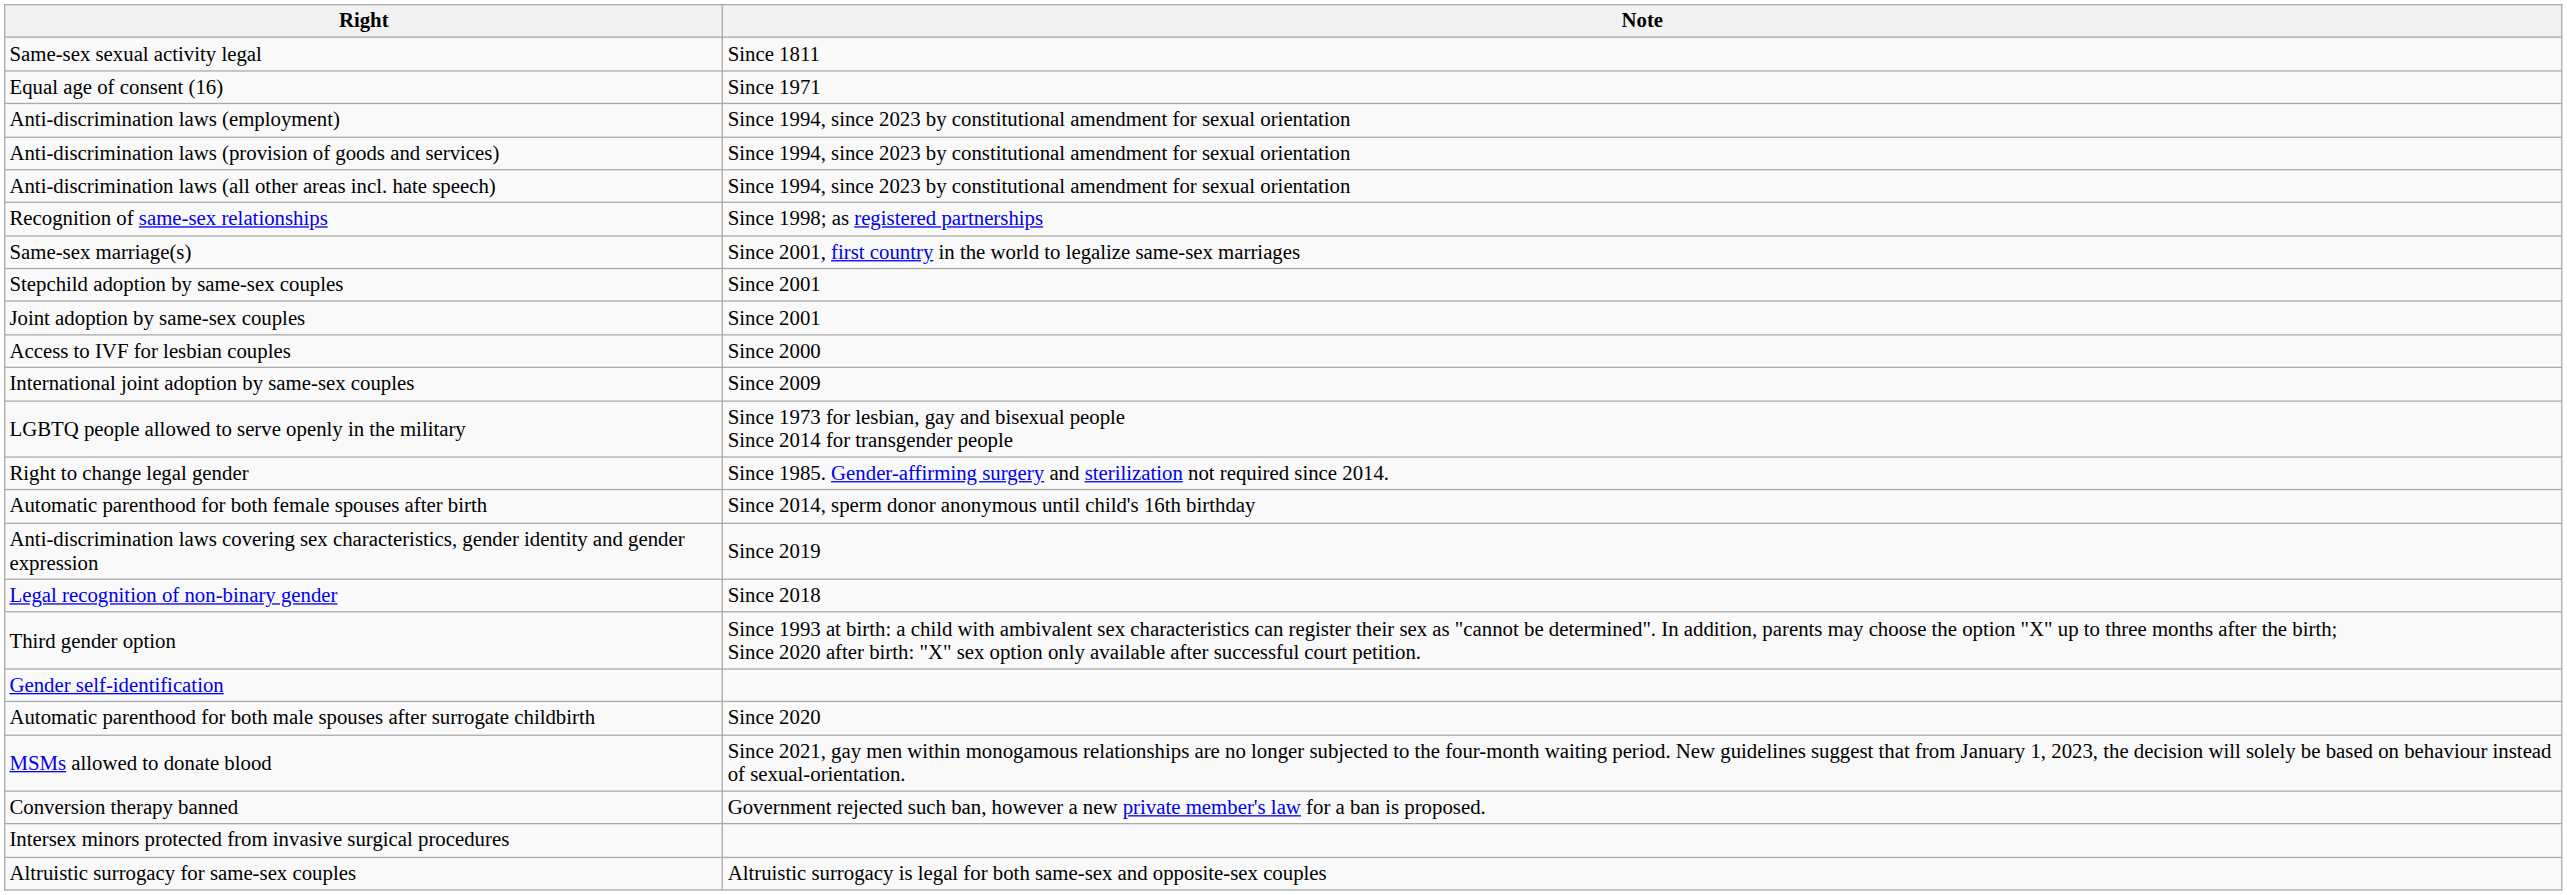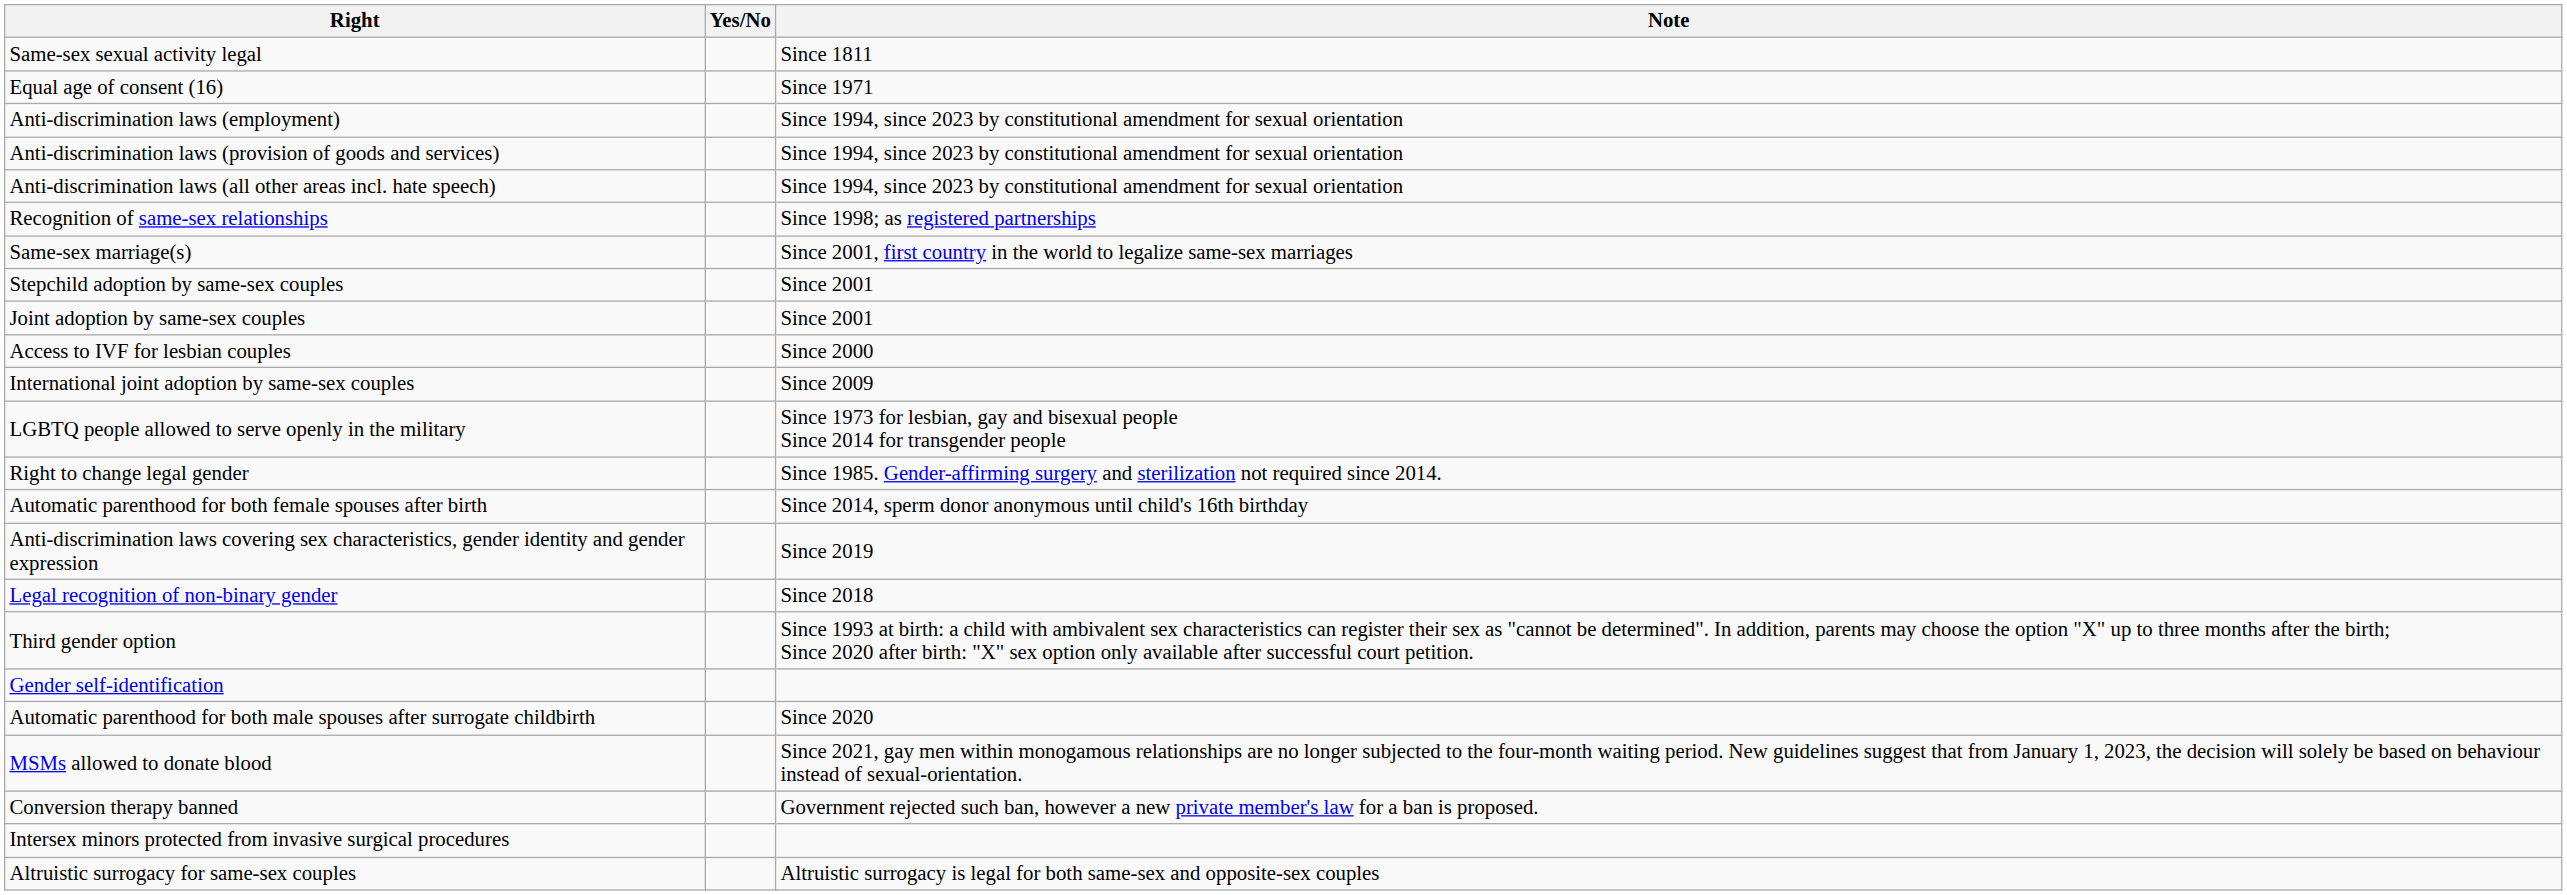+ column: (740, 20)
